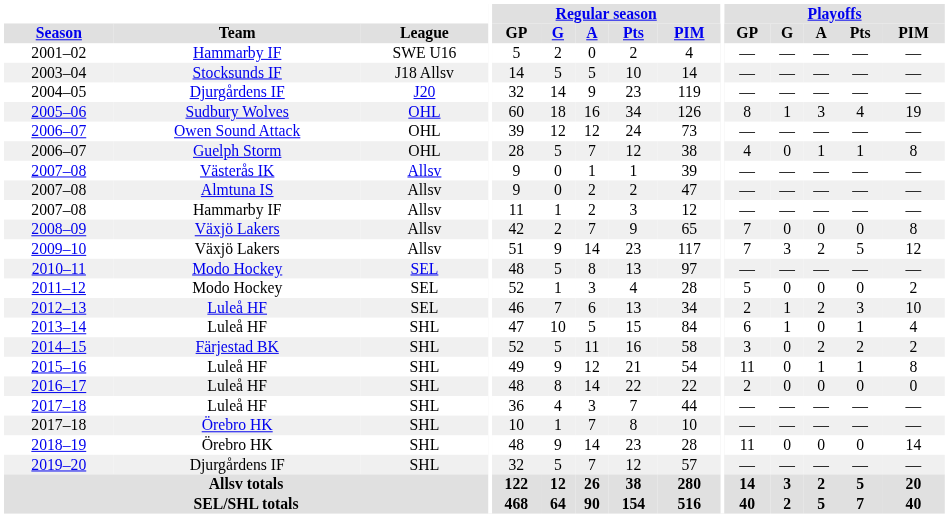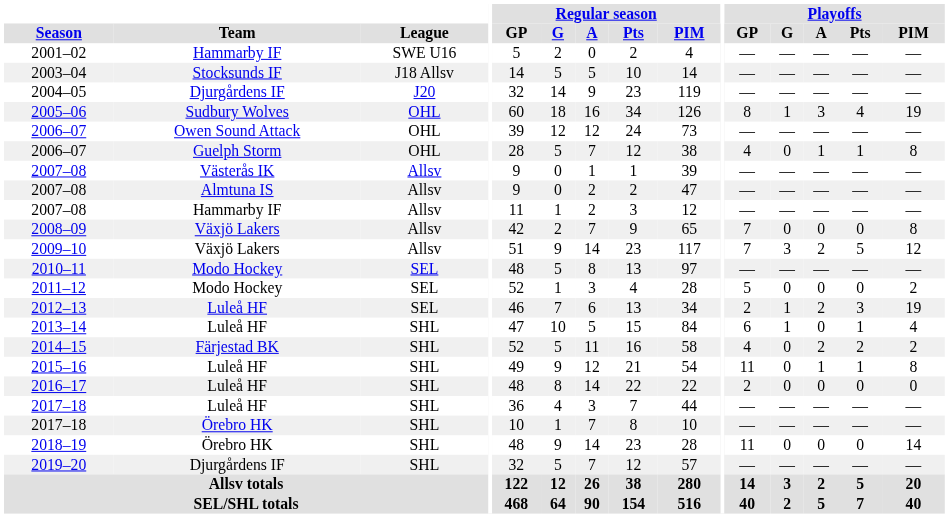(913, 307) 10 -> (913, 307) 19
(747, 347) 3 -> (747, 347) 4
